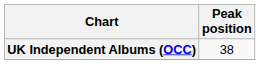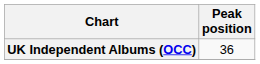(227, 49) 38 -> (227, 49) 36
